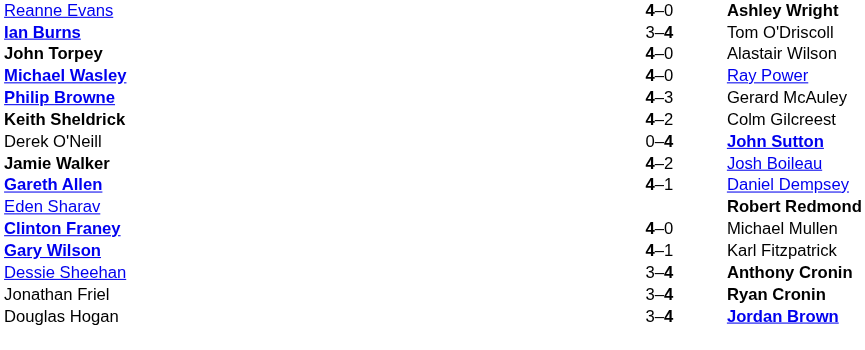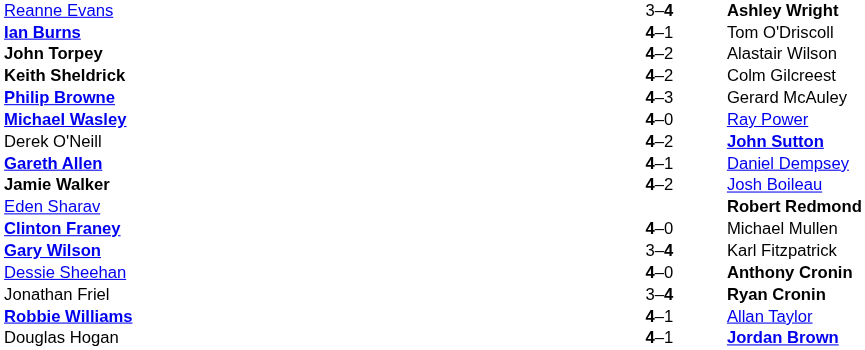(659, 10) 4–0 -> (659, 10) 3–4
(659, 32) 3–4 -> (659, 32) 4–1
(659, 54) 4–0 -> (659, 54) 4–2
rows swapped: (65, 76) <-> (65, 119)
(659, 141) 0–4 -> (659, 141) 4–2
rows swapped: (53, 185) <-> (57, 163)
(659, 250) 4–1 -> (659, 250) 3–4
(659, 272) 3–4 -> (659, 272) 4–0
+ row: (68, 316)
(659, 316) 3–4 -> (659, 338) 4–1
